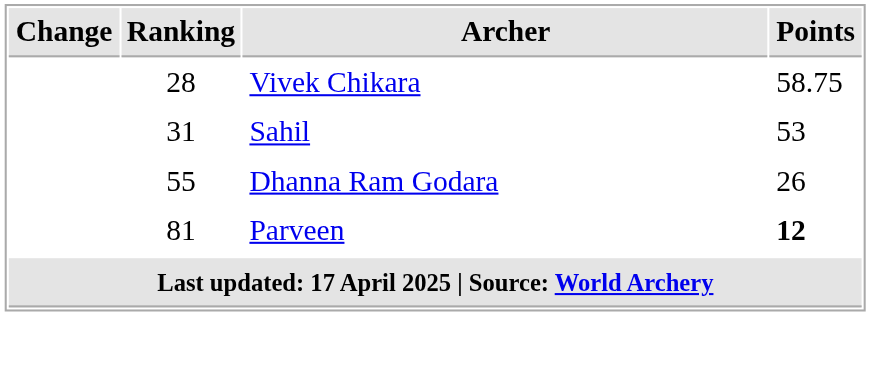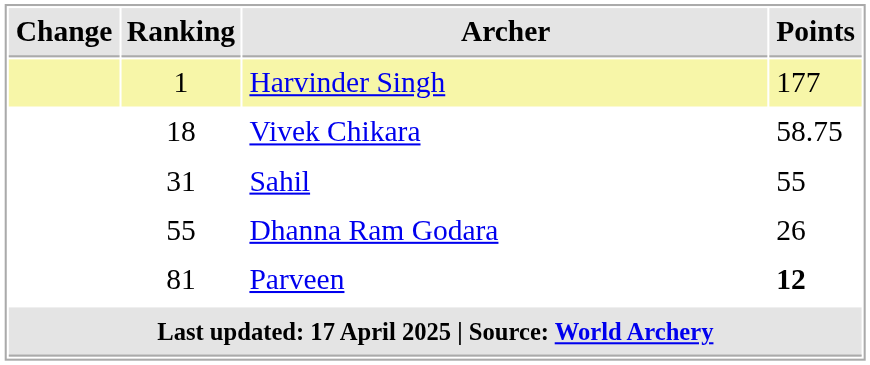+ row: (347, 82)
(181, 82) 28 -> (181, 131) 18
(791, 131) 53 -> (791, 180) 55
